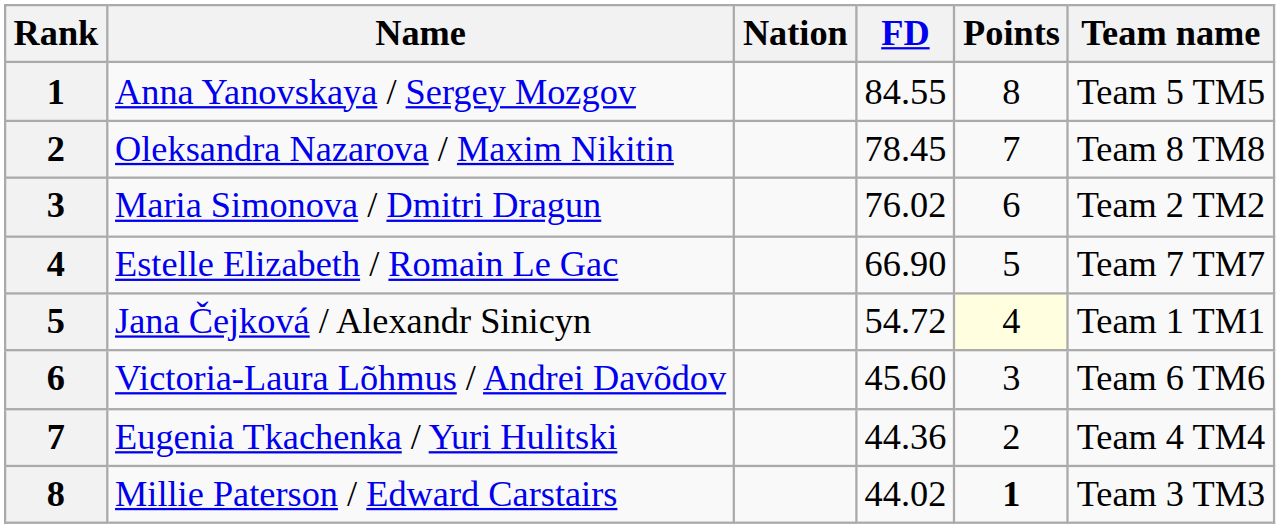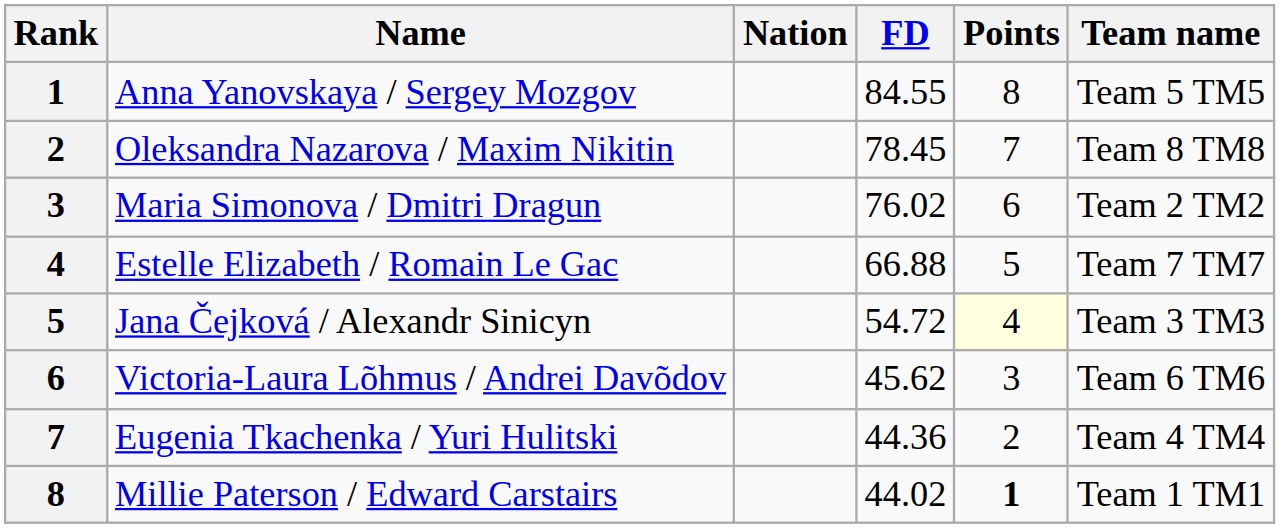(905, 263) 66.90 -> (905, 263) 66.88
(1171, 321) Team 1 TM1 -> (1171, 321) Team 3 TM3
(905, 378) 45.60 -> (905, 378) 45.62
(1171, 494) Team 3 TM3 -> (1171, 494) Team 1 TM1
